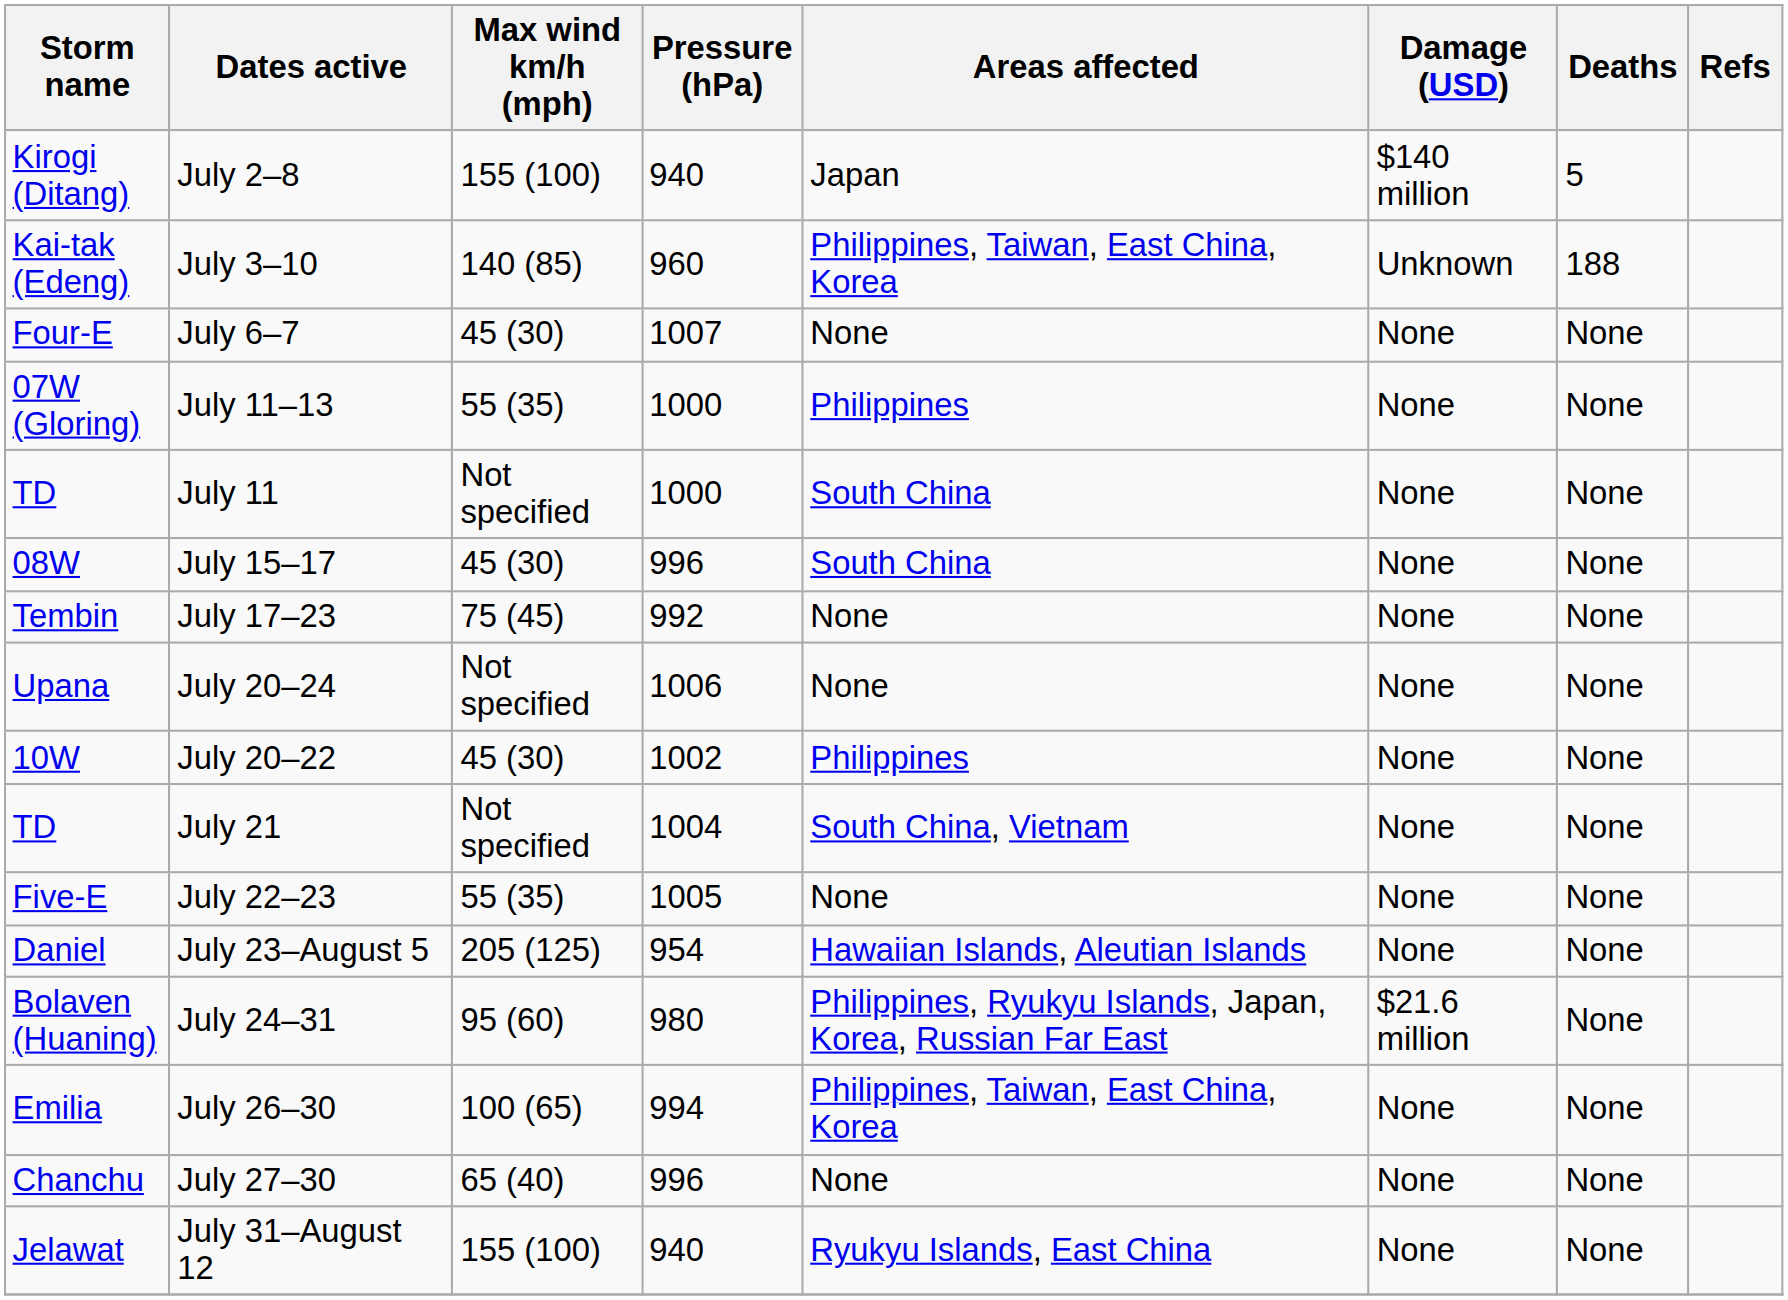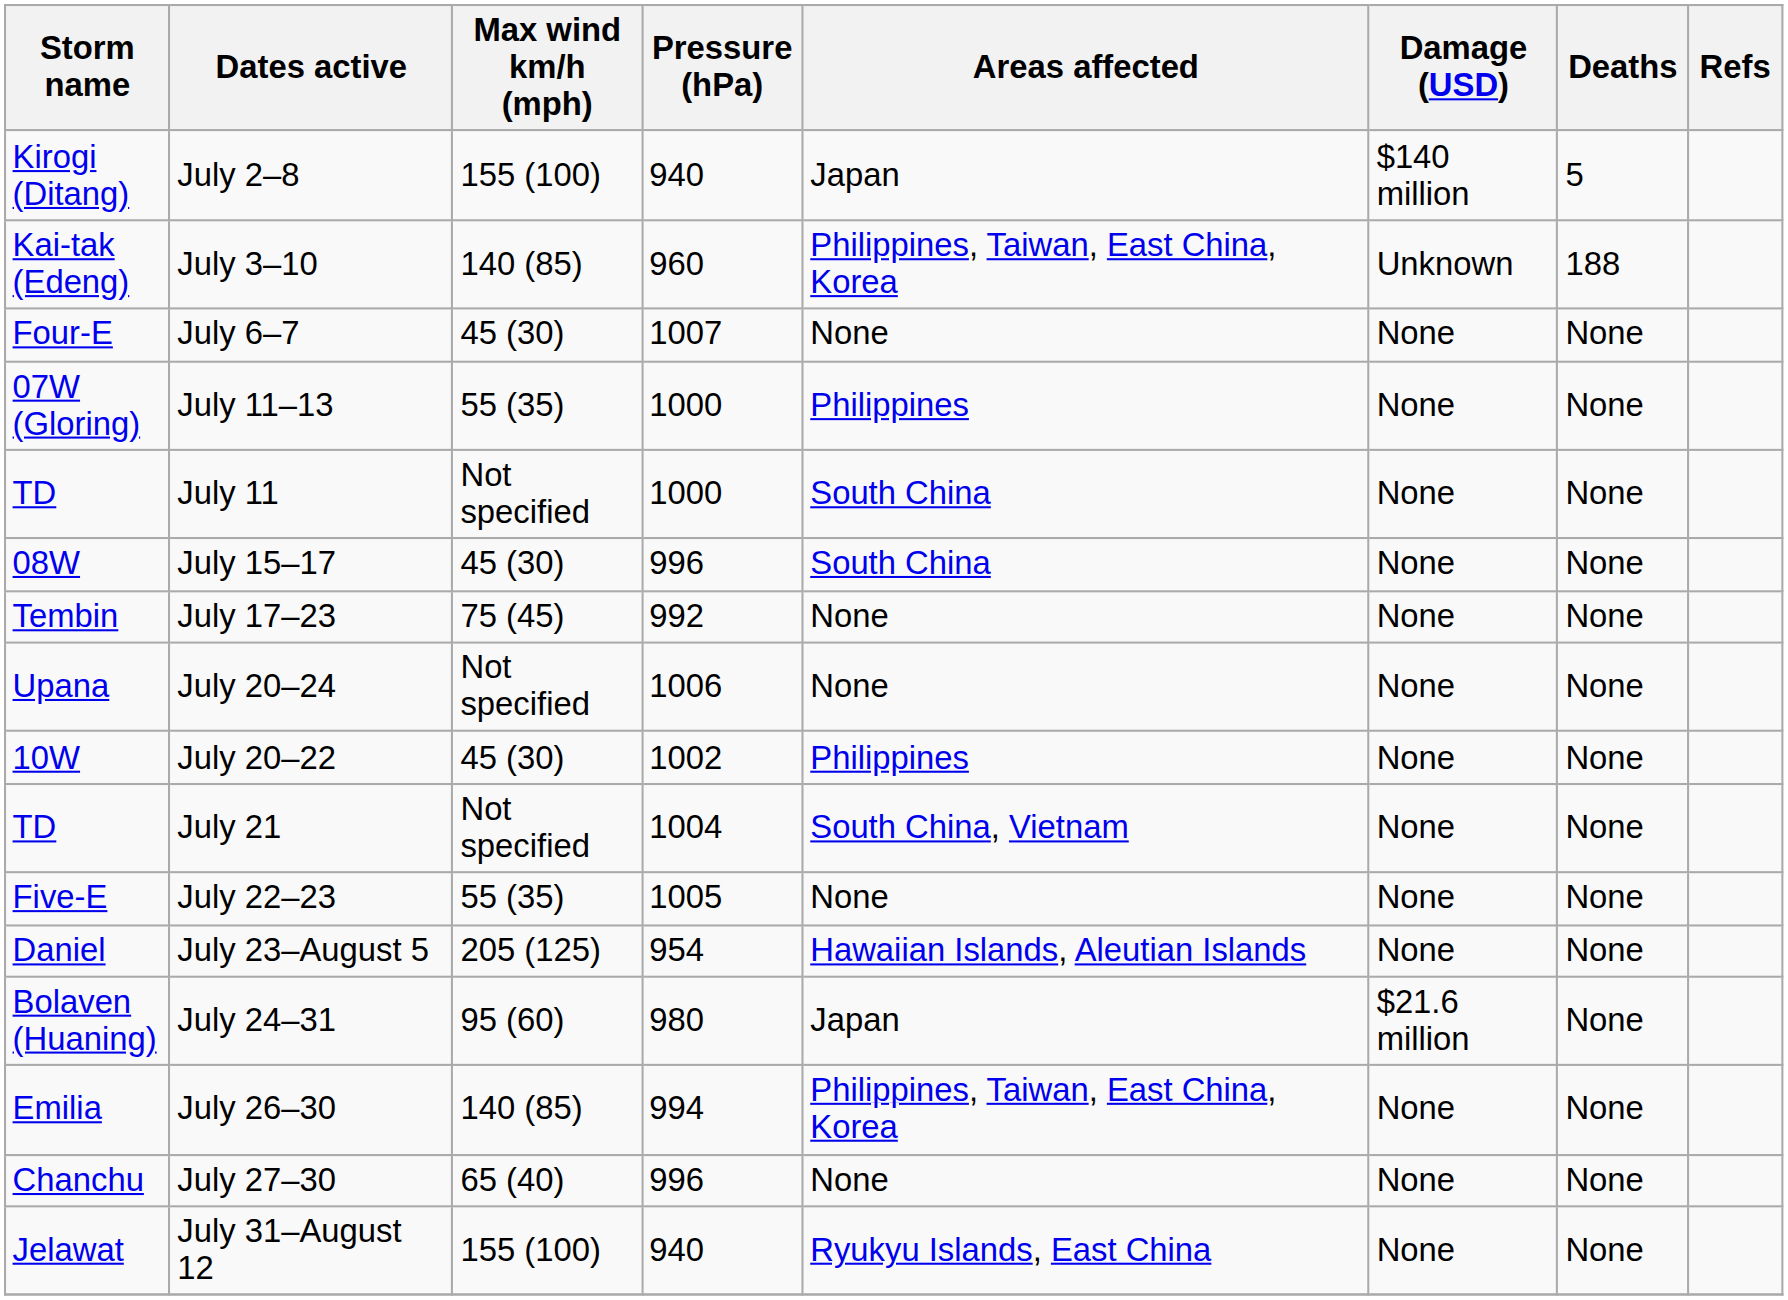(1068, 1020) Philippines, Ryukyu Islands, Japan, Korea, Russian Far East -> (855, 1020) Japan
(522, 1109) 100 (65) -> (522, 1109) 140 (85)
